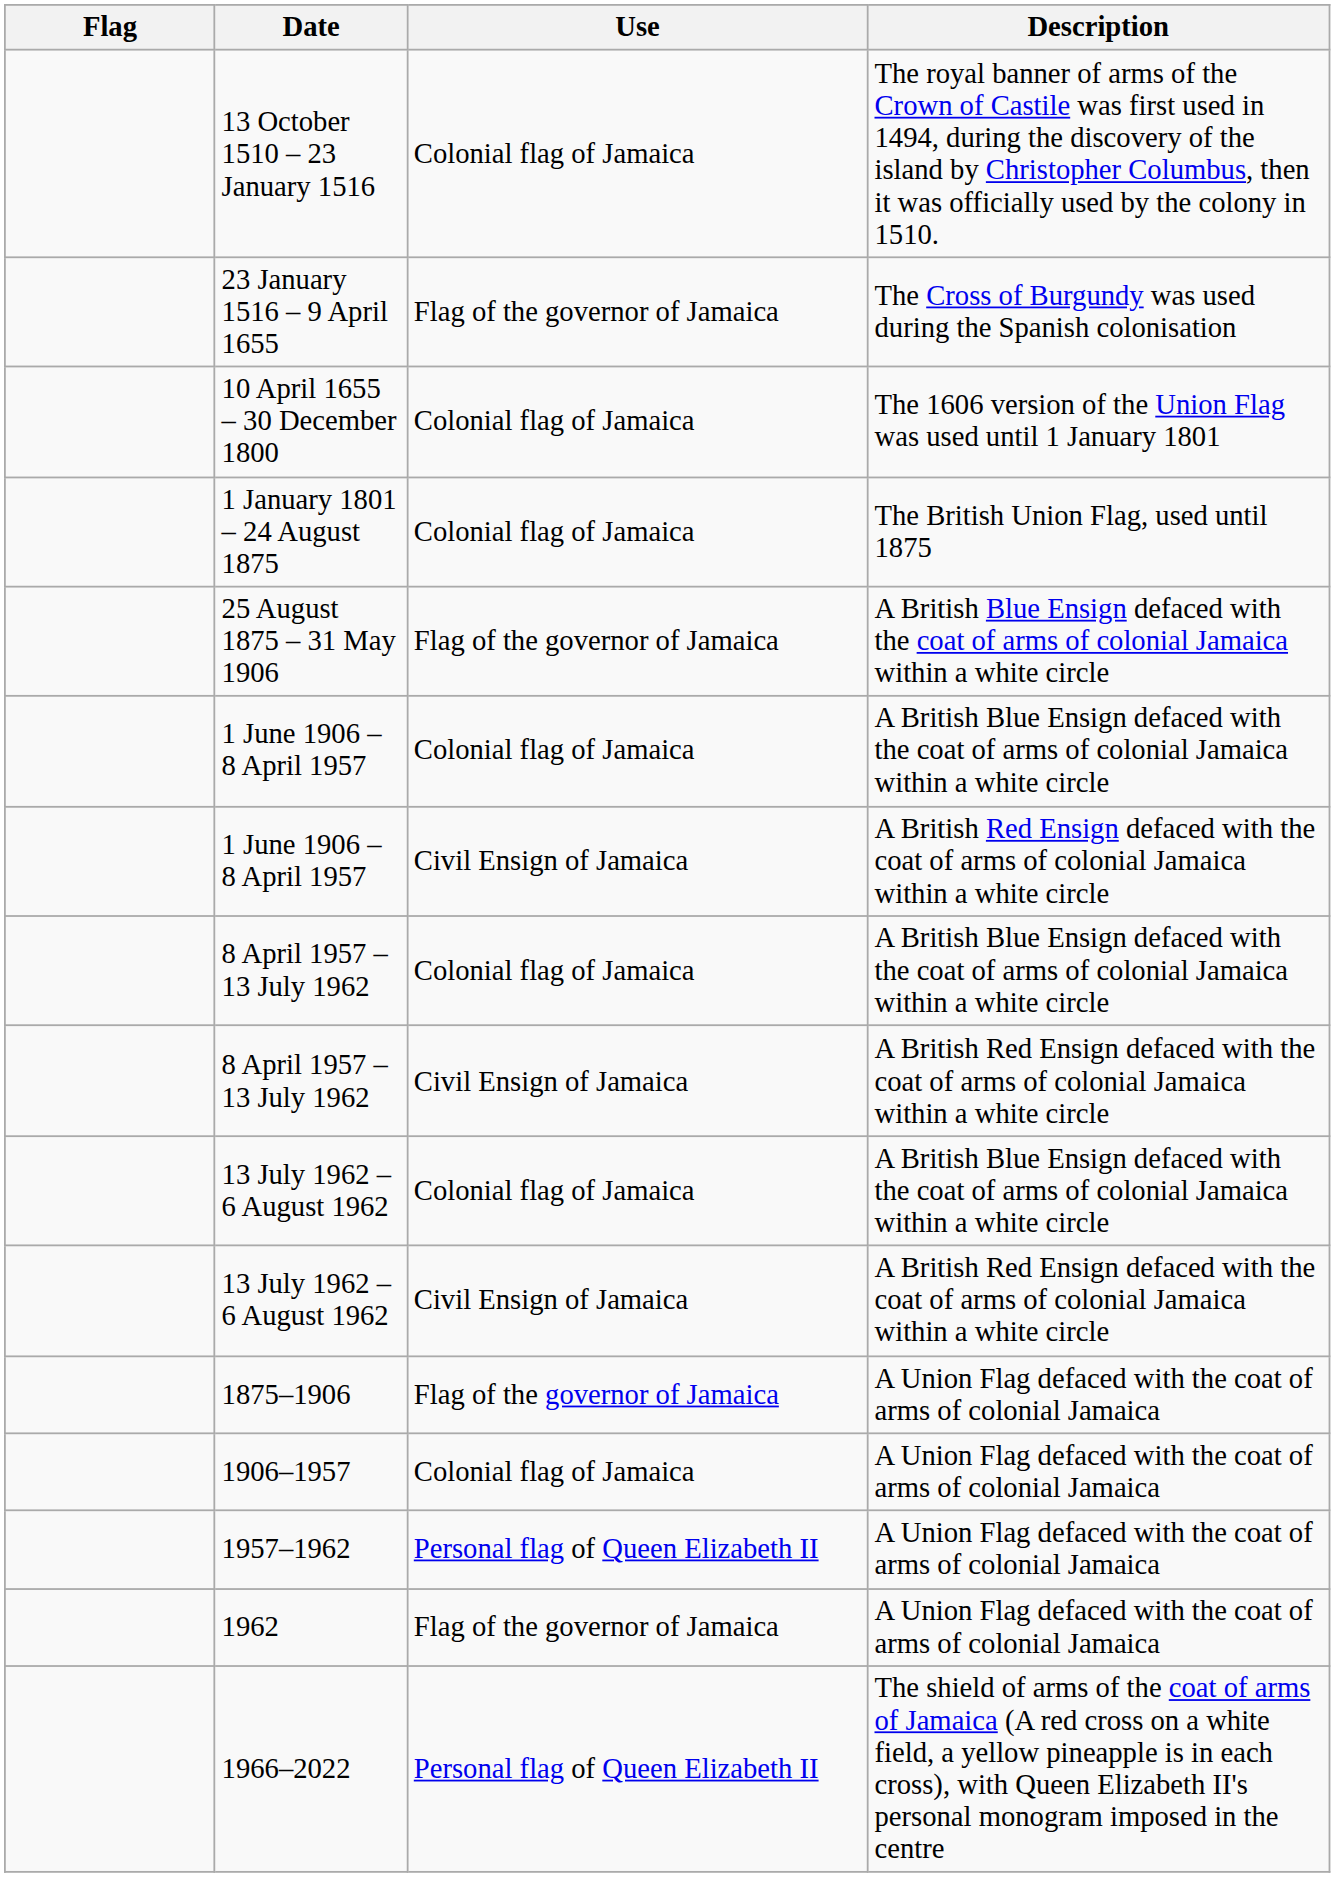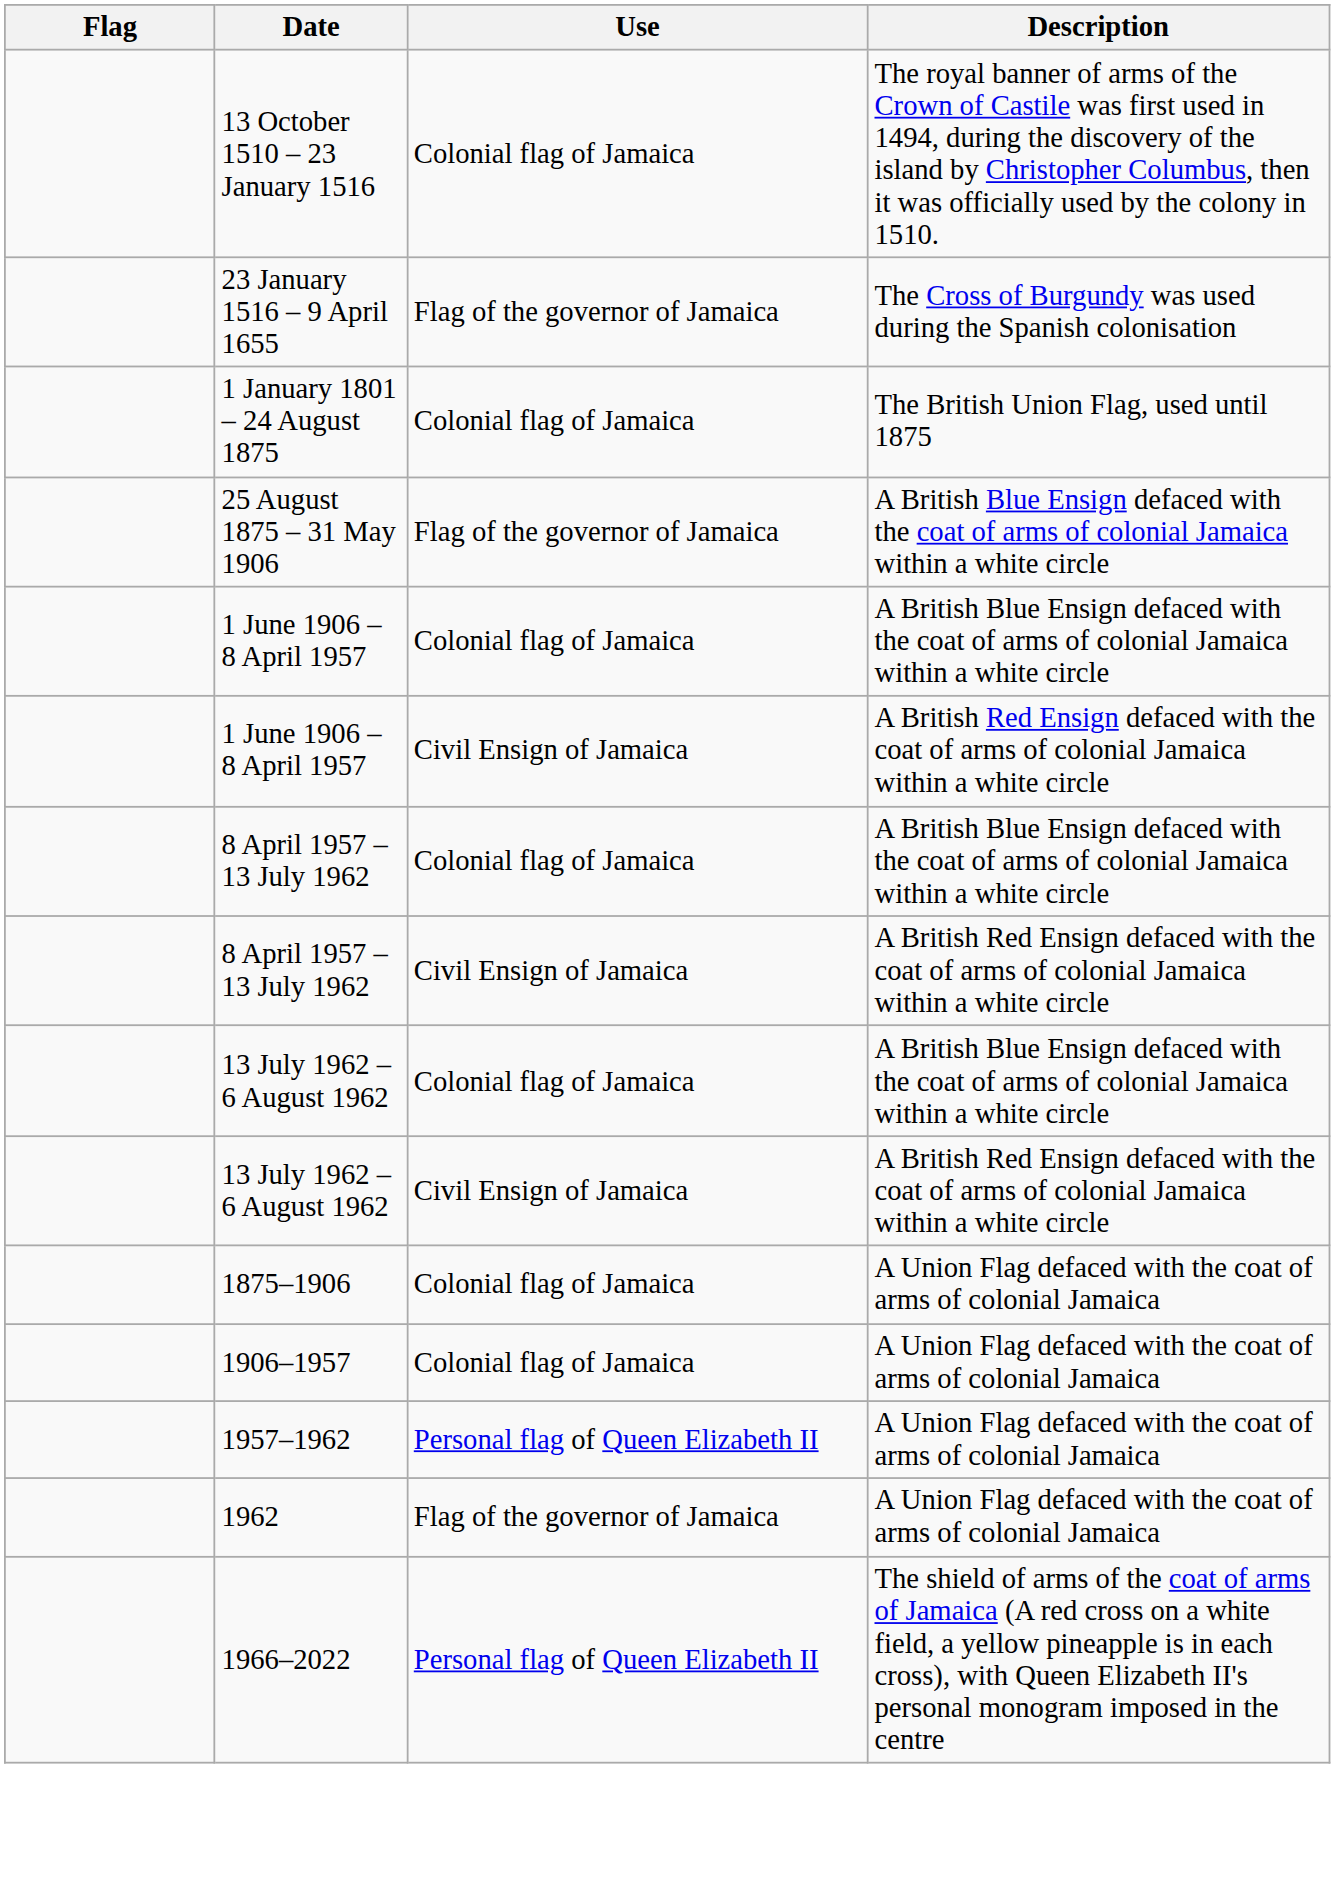- row: (309, 421)
(596, 1393) Flag of the governor of Jamaica -> (554, 1284) Colonial flag of Jamaica
